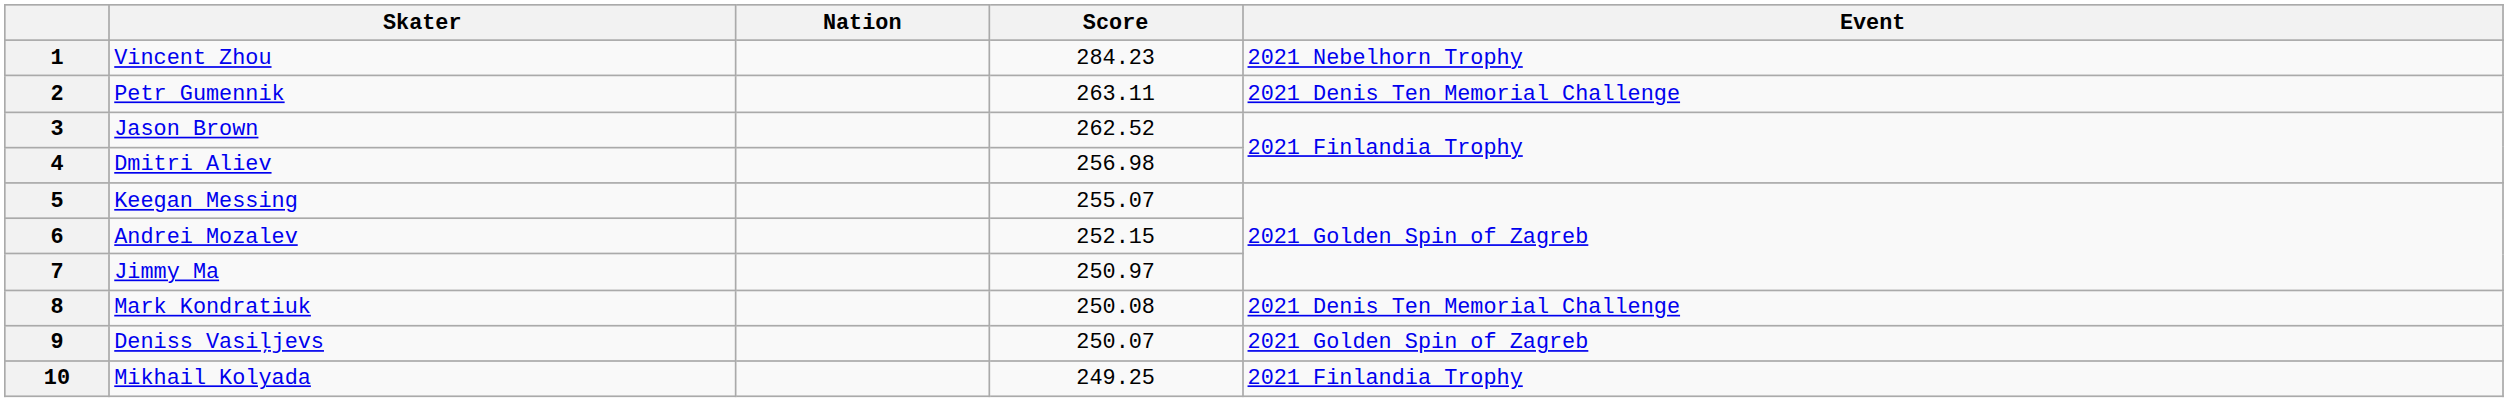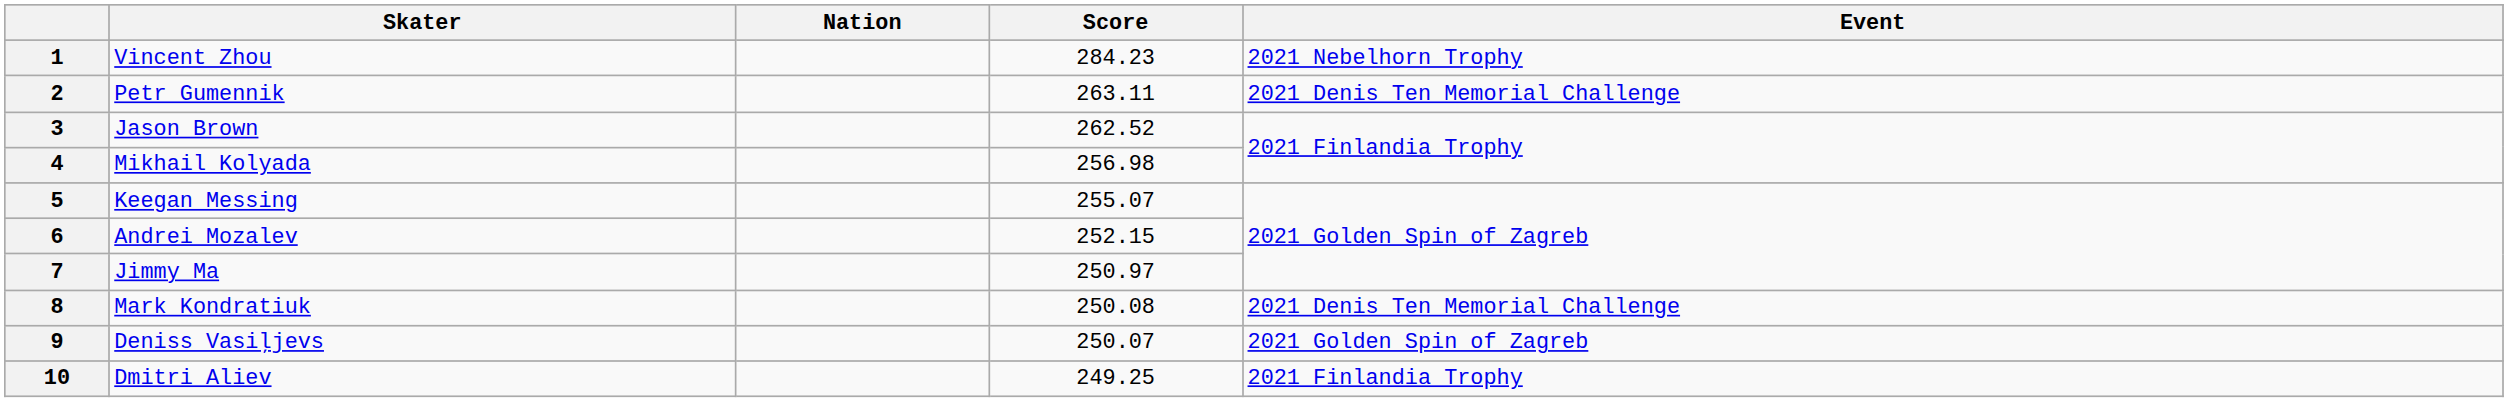(193, 165) Dmitri Aliev -> (213, 165) Mikhail Kolyada
(213, 379) Mikhail Kolyada -> (193, 379) Dmitri Aliev
